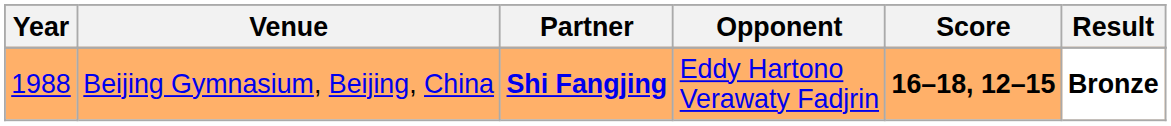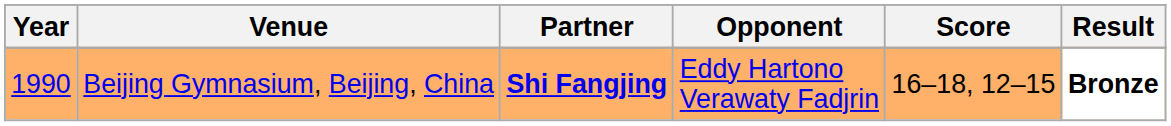(41, 84) 1988 -> (41, 84) 1990
(973, 84) bold -> (973, 84) normal
